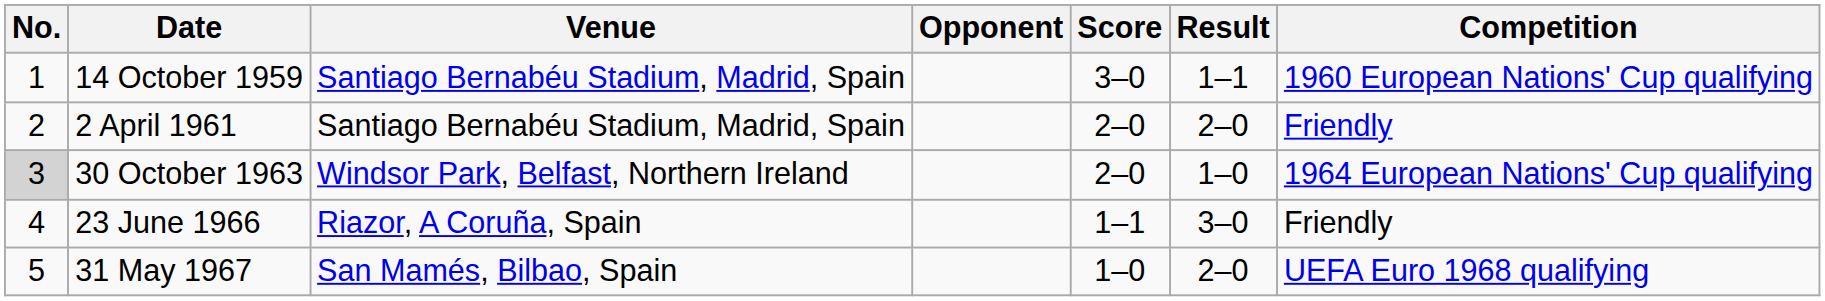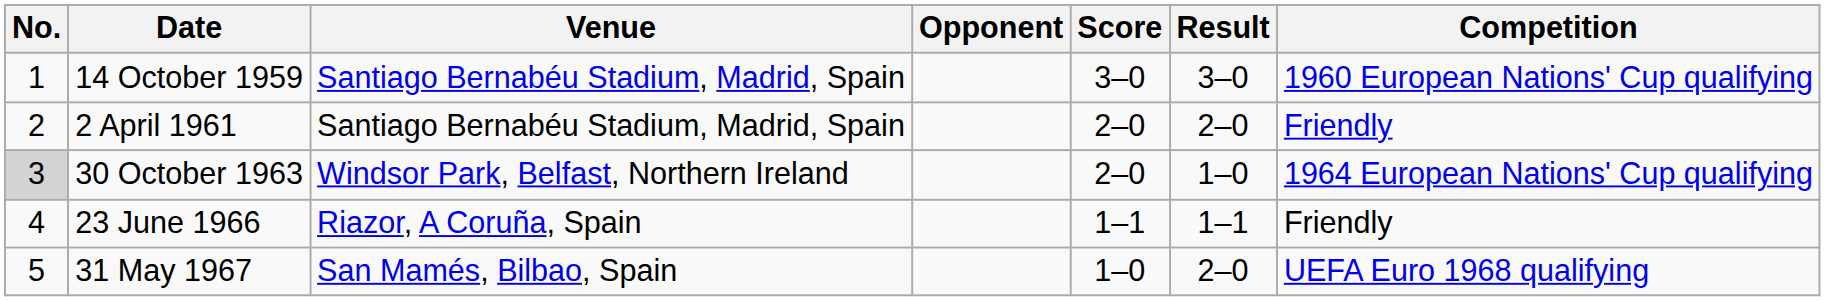(1223, 77) 1–1 -> (1223, 77) 3–0
(1223, 222) 3–0 -> (1223, 222) 1–1
